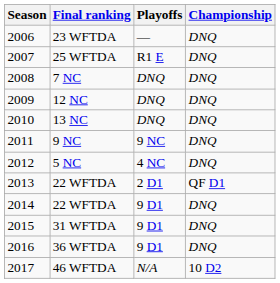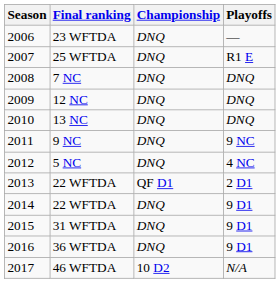columns swapped: (160, 15) <-> (230, 15)
